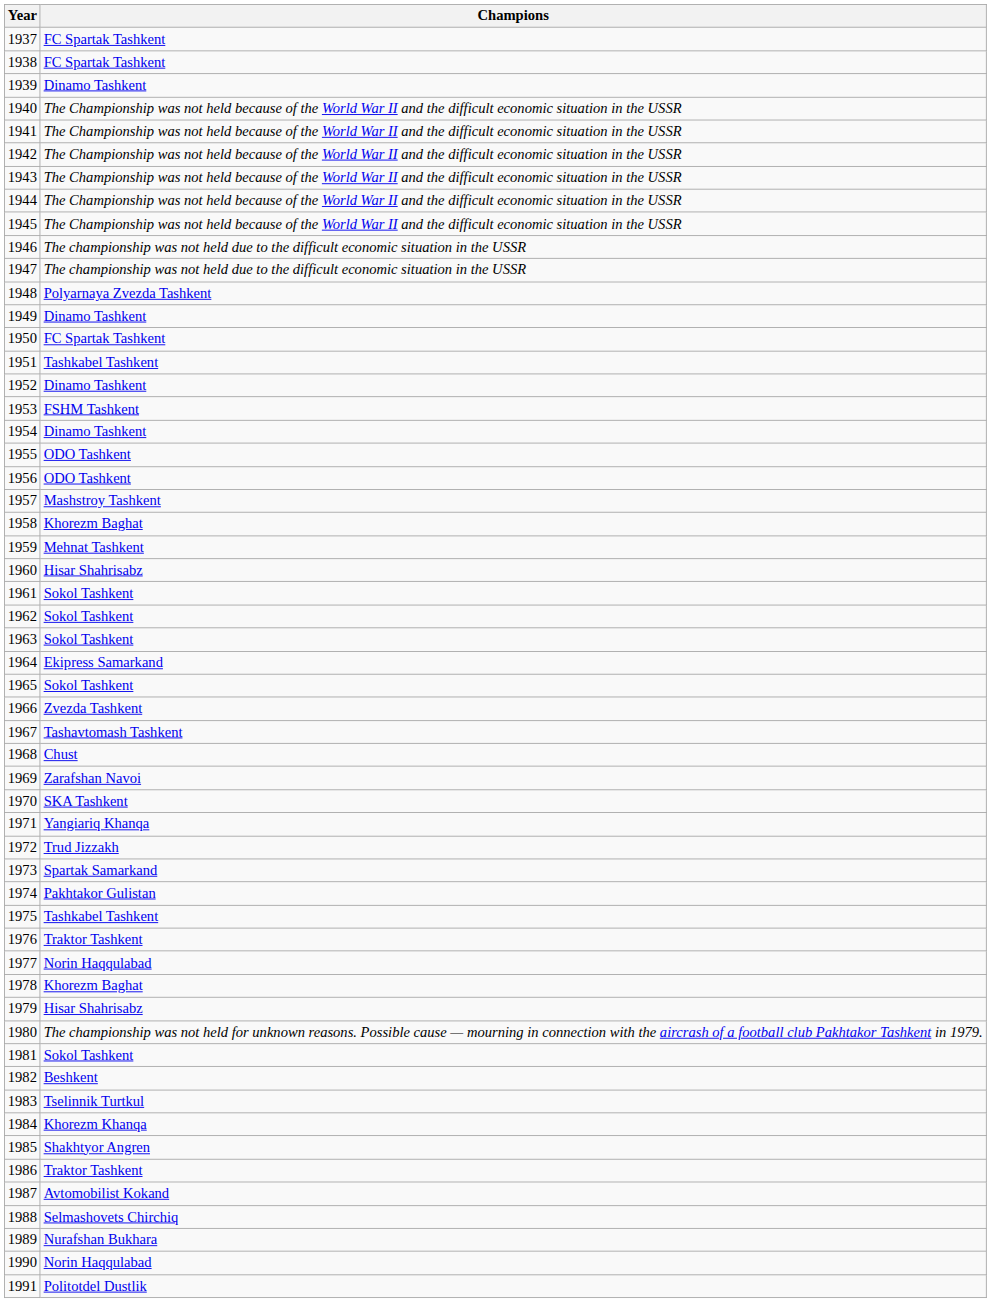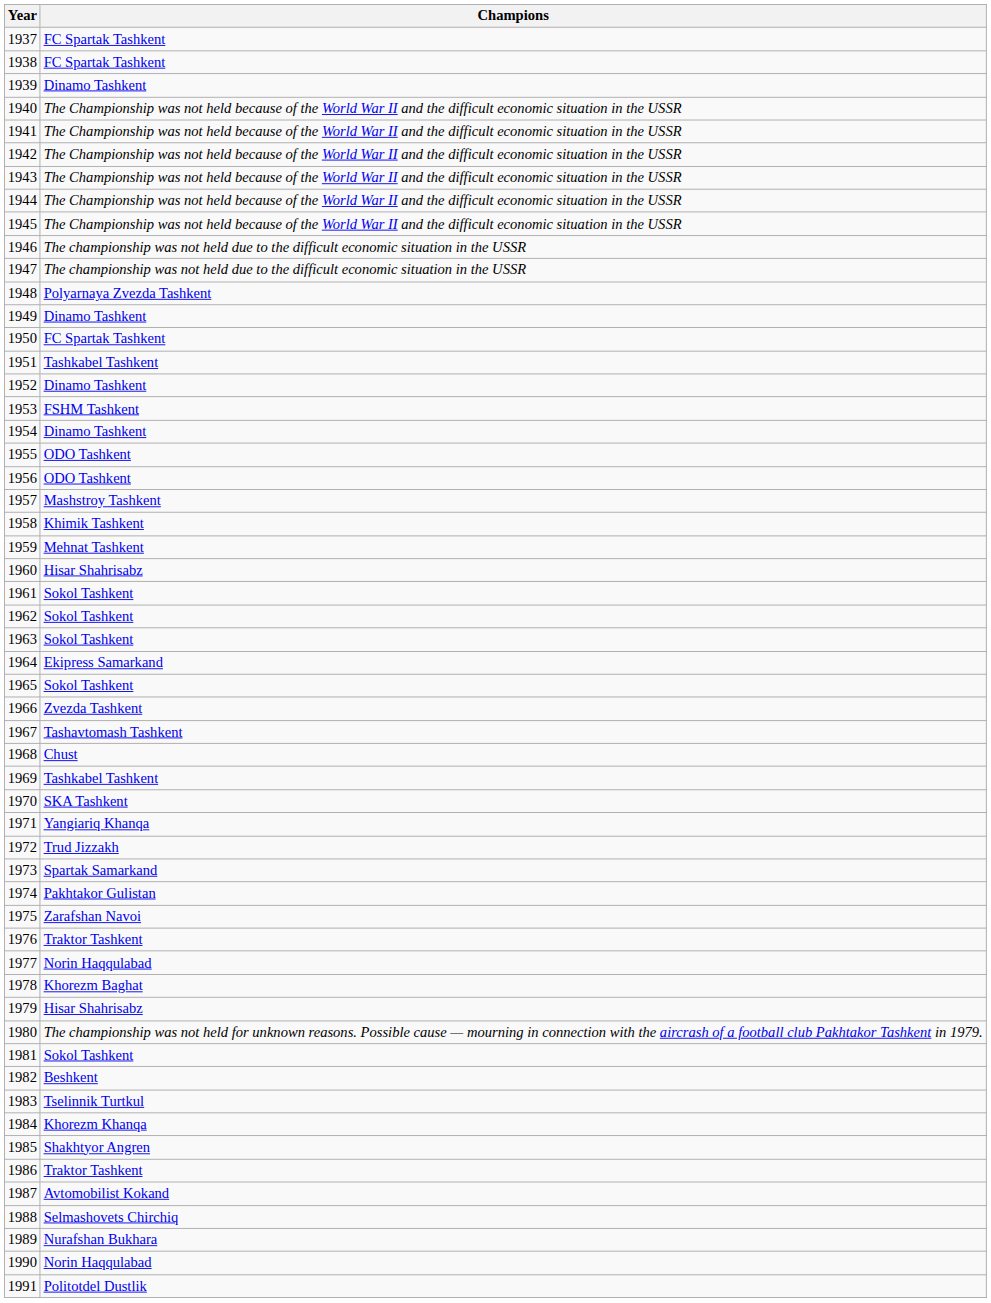(93, 524) Khorezm Baghat -> (94, 524) Khimik Tashkent
(92, 778) Zarafshan Navoi -> (101, 778) Tashkabel Tashkent
(101, 916) Tashkabel Tashkent -> (92, 916) Zarafshan Navoi
